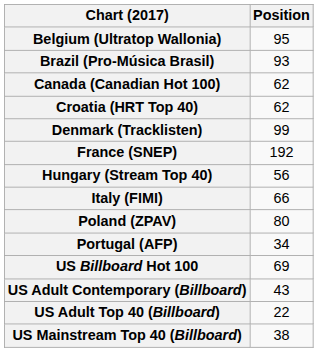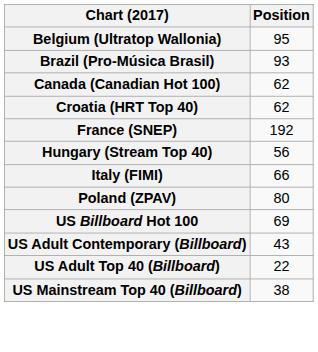- row: (127, 130)
- row: (127, 244)
